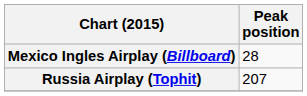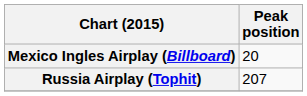(250, 56) 28 -> (250, 56) 20
